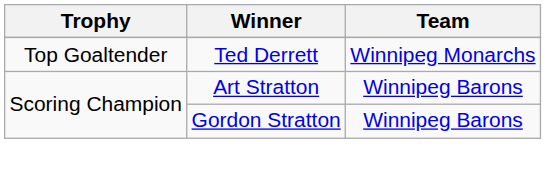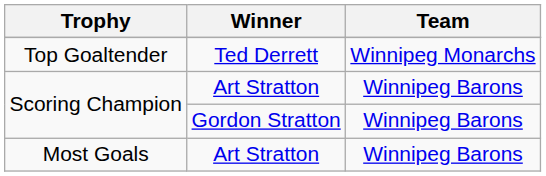+ row: (96, 154)
